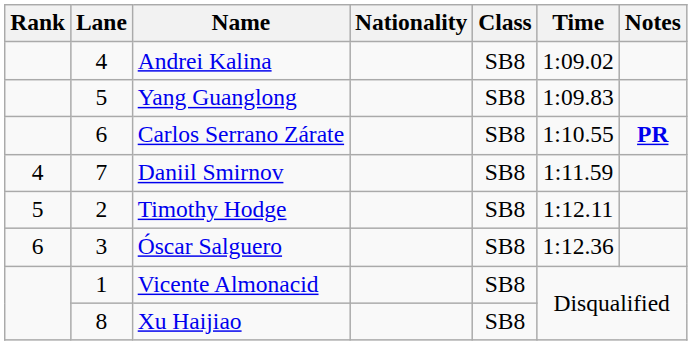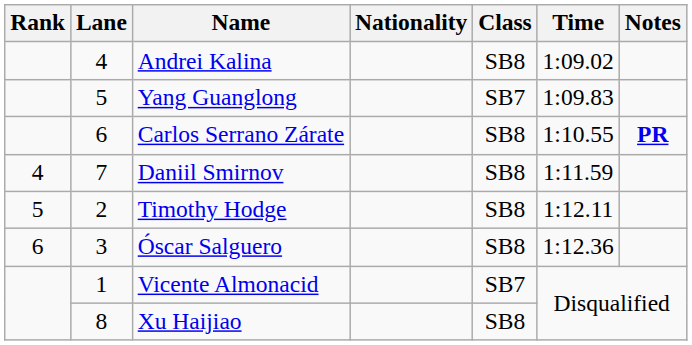(505, 97) SB8 -> (505, 97) SB7
(505, 284) SB8 -> (505, 284) SB7
